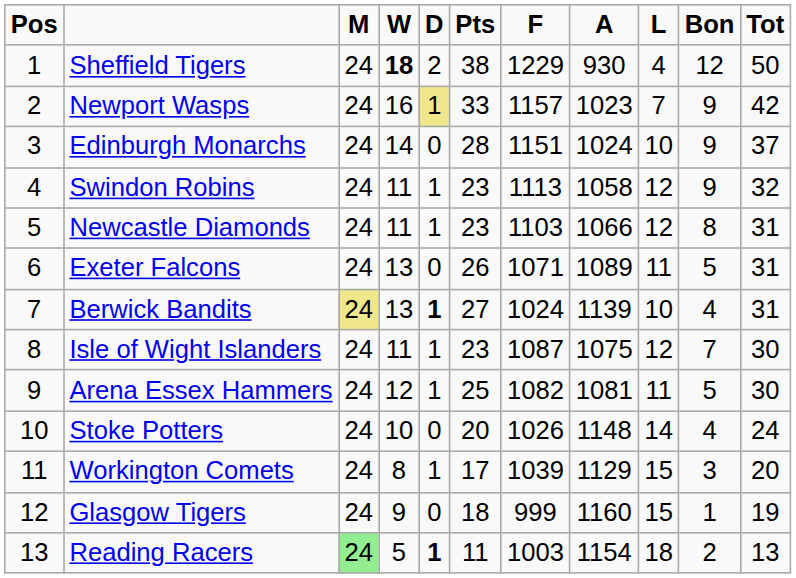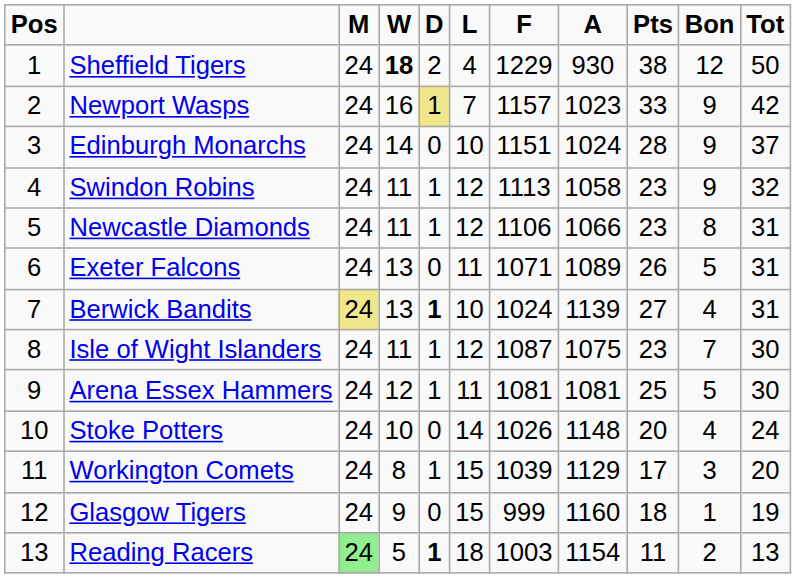columns swapped: (659, 24) <-> (475, 24)
(535, 227) 1103 -> (524, 227) 1106
(535, 390) 1082 -> (524, 390) 1081
